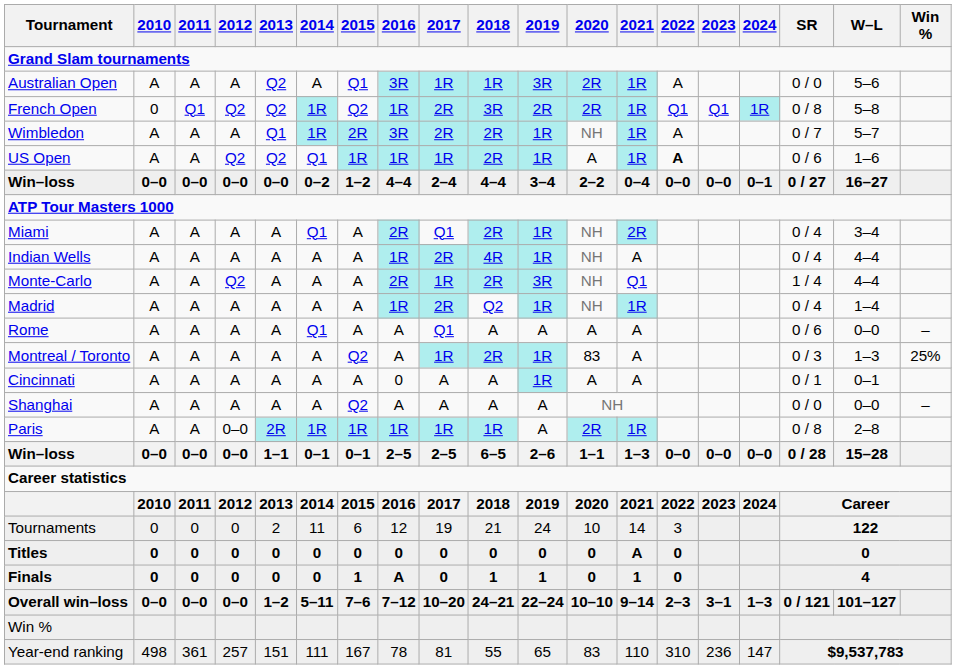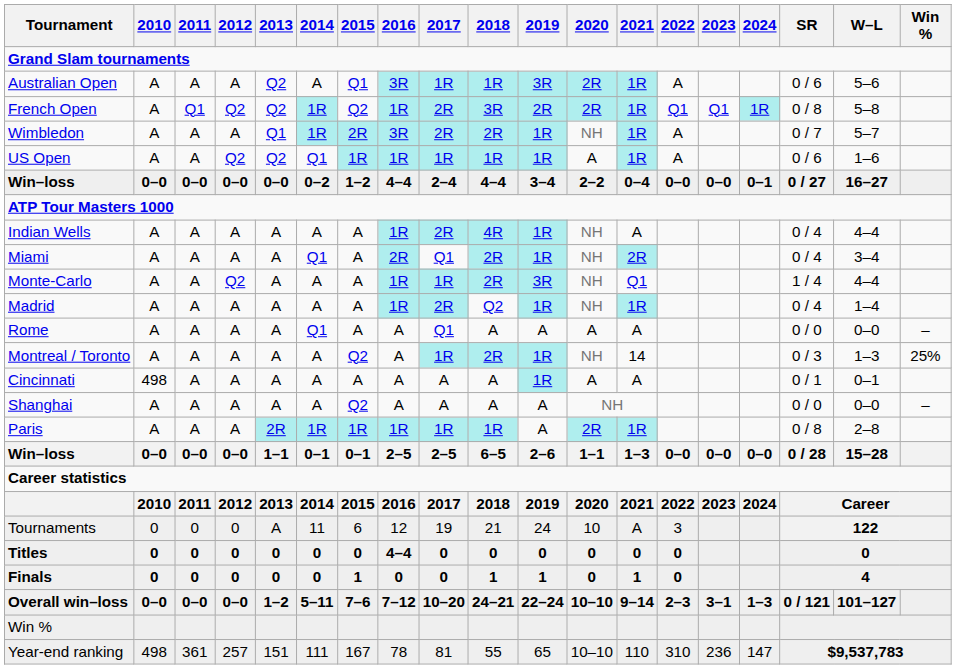(807, 83) 0 / 0 -> (807, 83) 0 / 6
(154, 108) 0 -> (154, 108) A
(493, 157) 2R -> (493, 157) 1R
(678, 157) bold -> (678, 157) normal
rows swapped: (49, 256) <-> (28, 231)
(399, 280) 2R -> (399, 280) 1R
(807, 330) 0 / 6 -> (807, 330) 0 / 0
(592, 354) 83 -> (592, 354) NH
(637, 354) A -> (637, 354) 14
(154, 379) A -> (154, 379) 498
(399, 379) 0 -> (399, 379) A
(235, 428) 0–0 -> (235, 428) A
(276, 527) 2 -> (276, 527) A
(637, 527) 14 -> (637, 527) A
(399, 552) 0 -> (399, 552) 4–4
(637, 552) A -> (637, 552) 0
(399, 577) A -> (399, 577) 0
(592, 651) 83 -> (592, 651) 10–10
